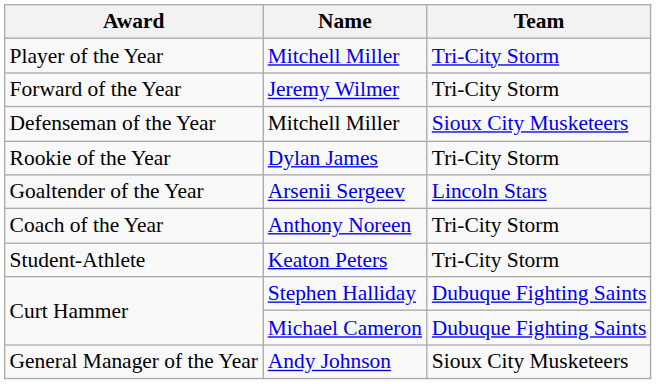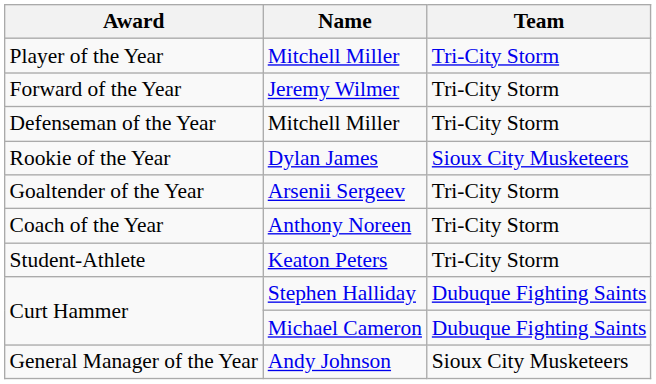(530, 123) Sioux City Musketeers -> (495, 123) Tri-City Storm
(495, 157) Tri-City Storm -> (530, 157) Sioux City Musketeers
(489, 191) Lincoln Stars -> (495, 191) Tri-City Storm
